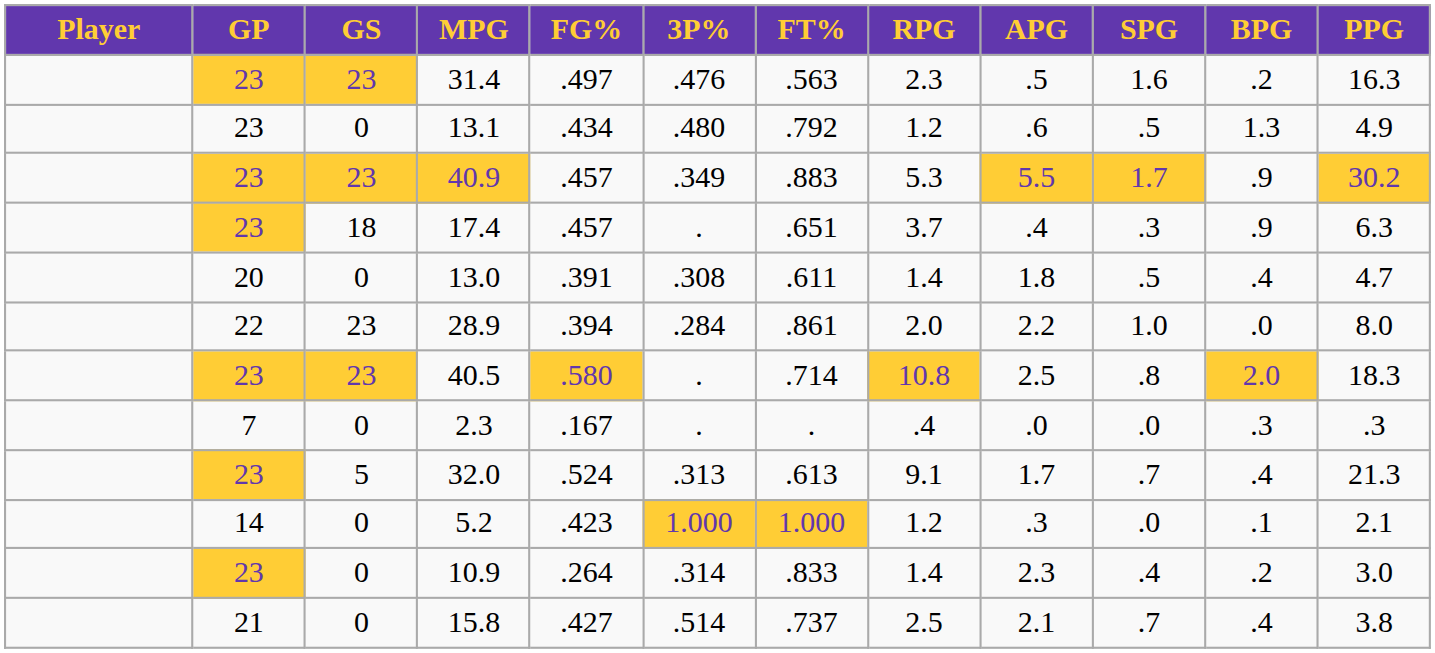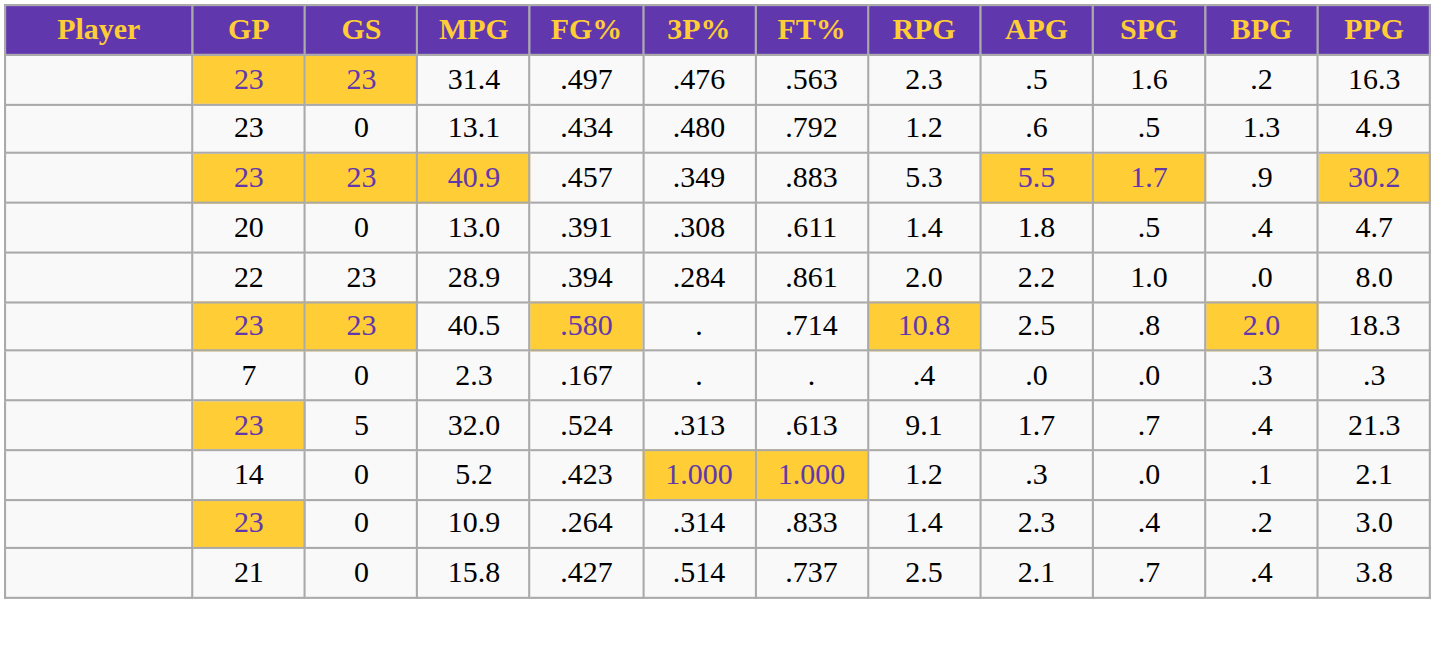- row: (474, 227)
